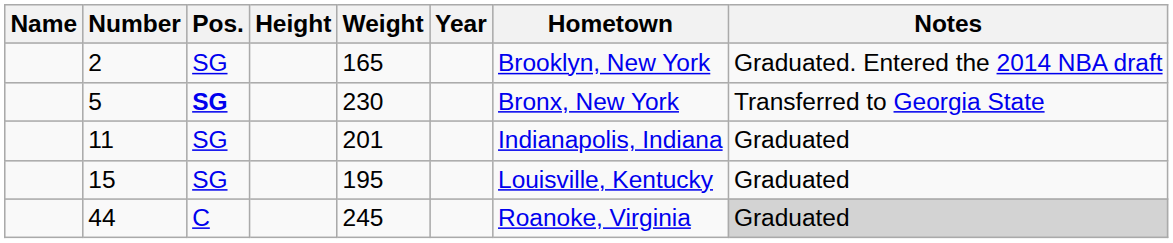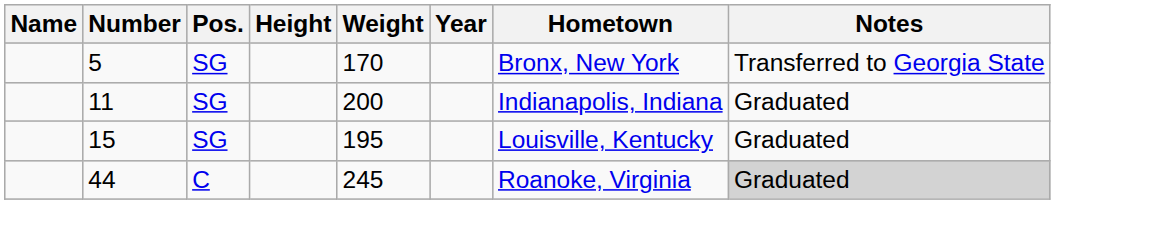- row: (95, 62)
(210, 101) bold -> (210, 62) normal
(363, 101) 230 -> (363, 62) 170
(363, 140) 201 -> (363, 101) 200
